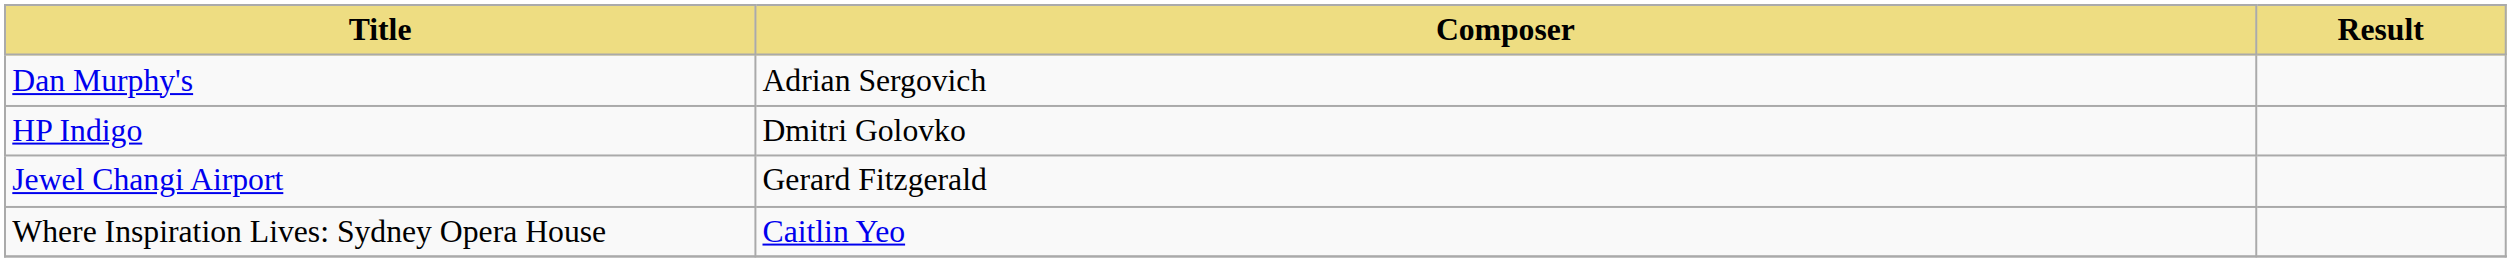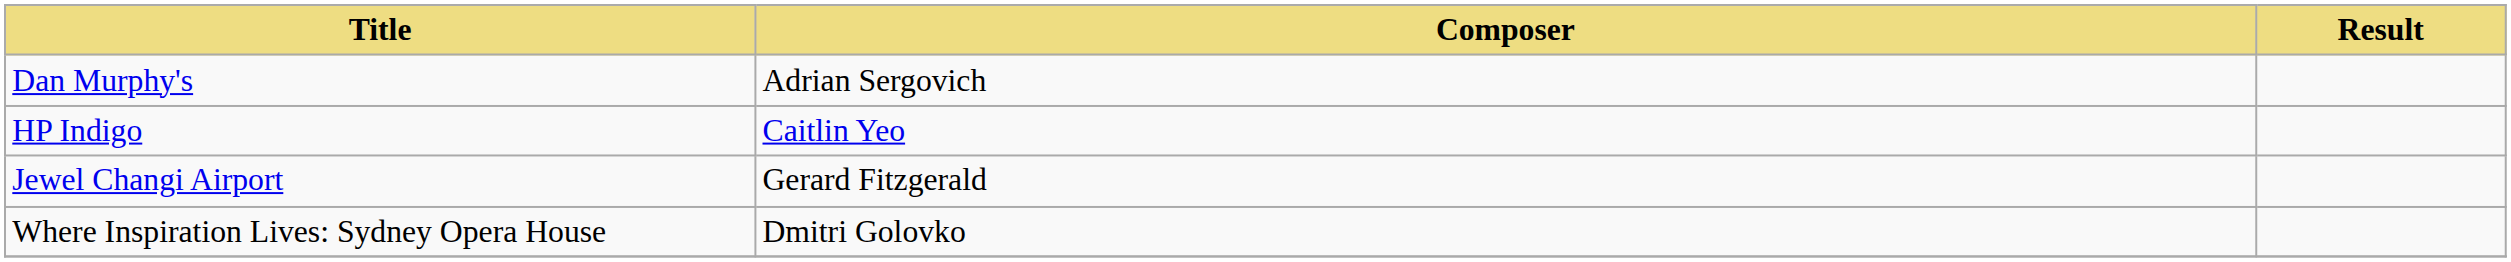(864, 130) Dmitri Golovko -> (834, 130) Caitlin Yeo
(834, 230) Caitlin Yeo -> (864, 230) Dmitri Golovko
